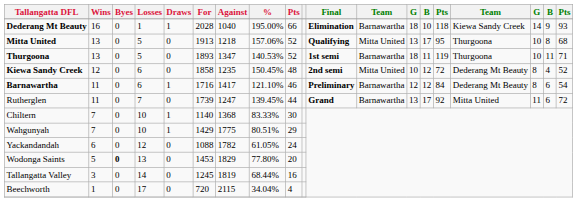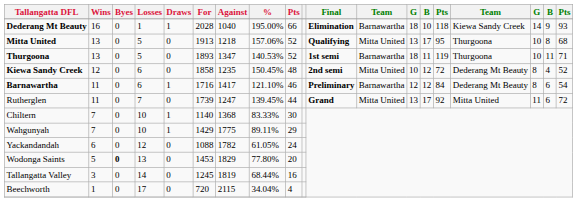(382, 100) Barnawartha -> (382, 100) Mitta United
(265, 129) 80.51% -> (265, 129) 89.11%
